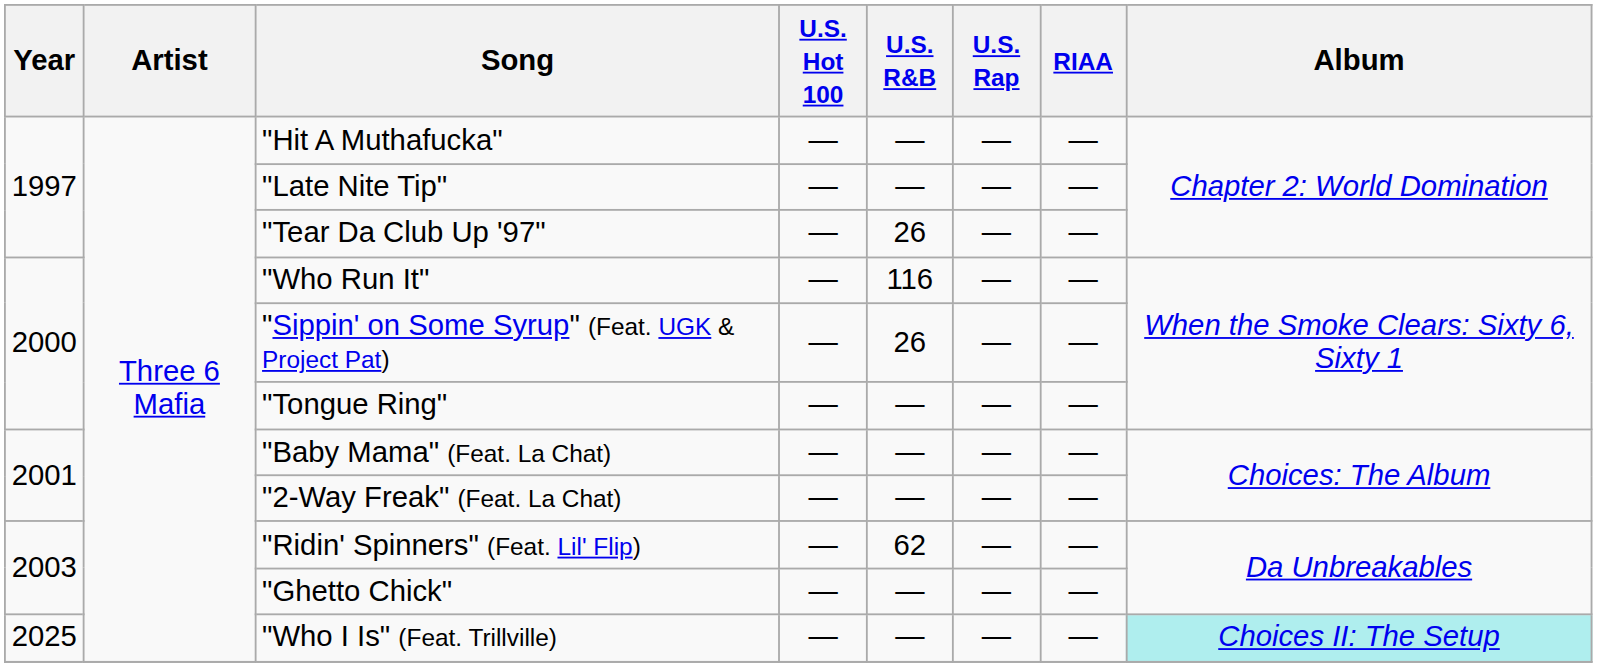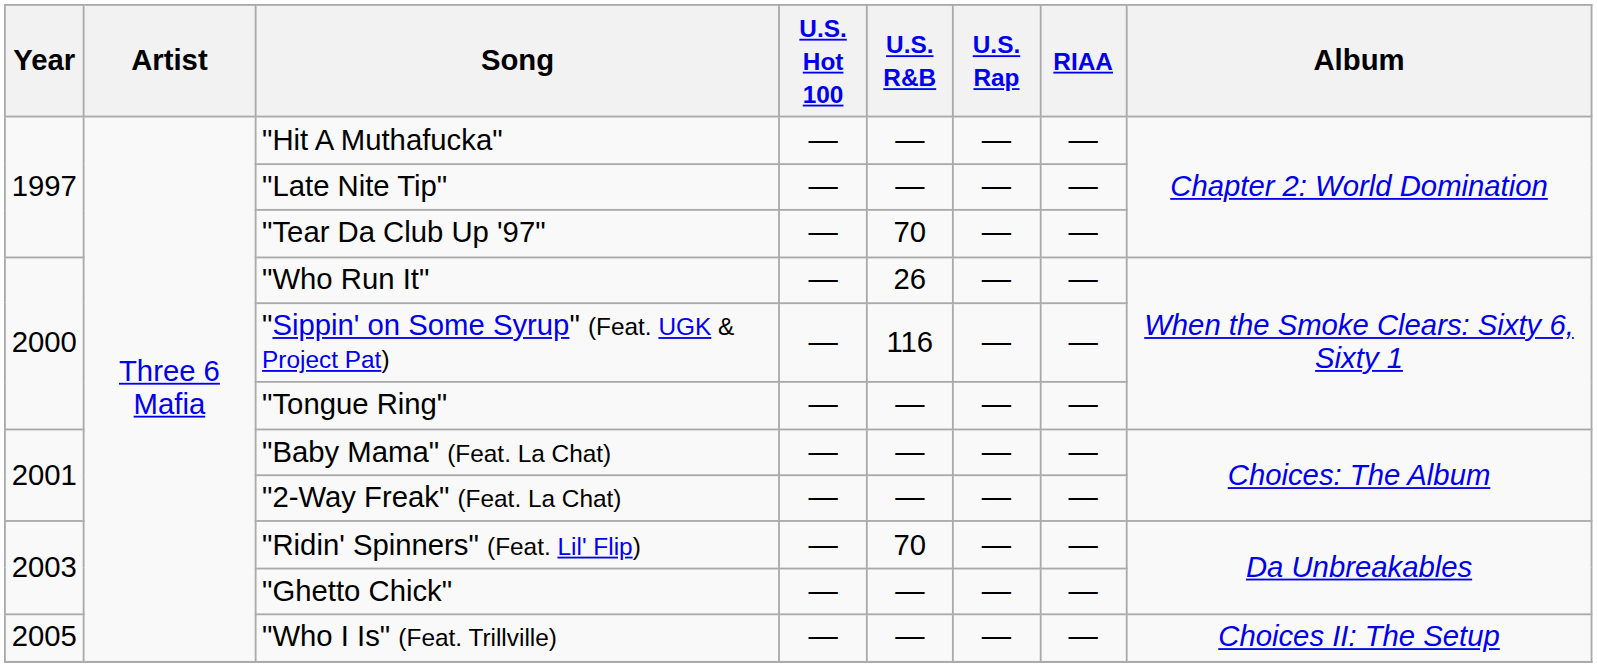(910, 232) 26 -> (910, 232) 70
(910, 279) 116 -> (910, 279) 26
(910, 342) 26 -> (910, 342) 116
(910, 544) 62 -> (910, 544) 70
(44, 637) 2025 -> (44, 637) 2005
(1359, 637) paleturquoise background -> (1359, 637) no background
